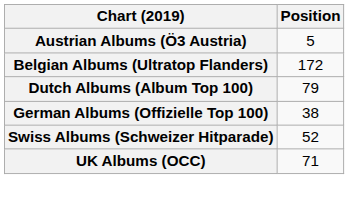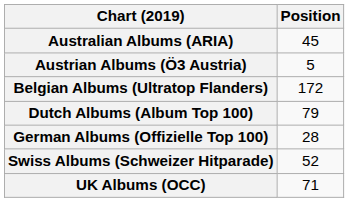+ row: (141, 40)
(310, 112) 38 -> (310, 137) 28
